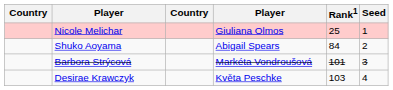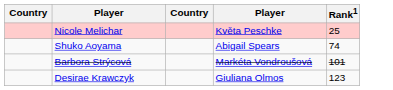- column: (374, 13)
(250, 30) Giuliana Olmos -> (249, 30) Květa Peschke
(334, 46) 84 -> (334, 46) 74
(249, 77) Květa Peschke -> (250, 77) Giuliana Olmos
(337, 77) 103 -> (337, 77) 123
